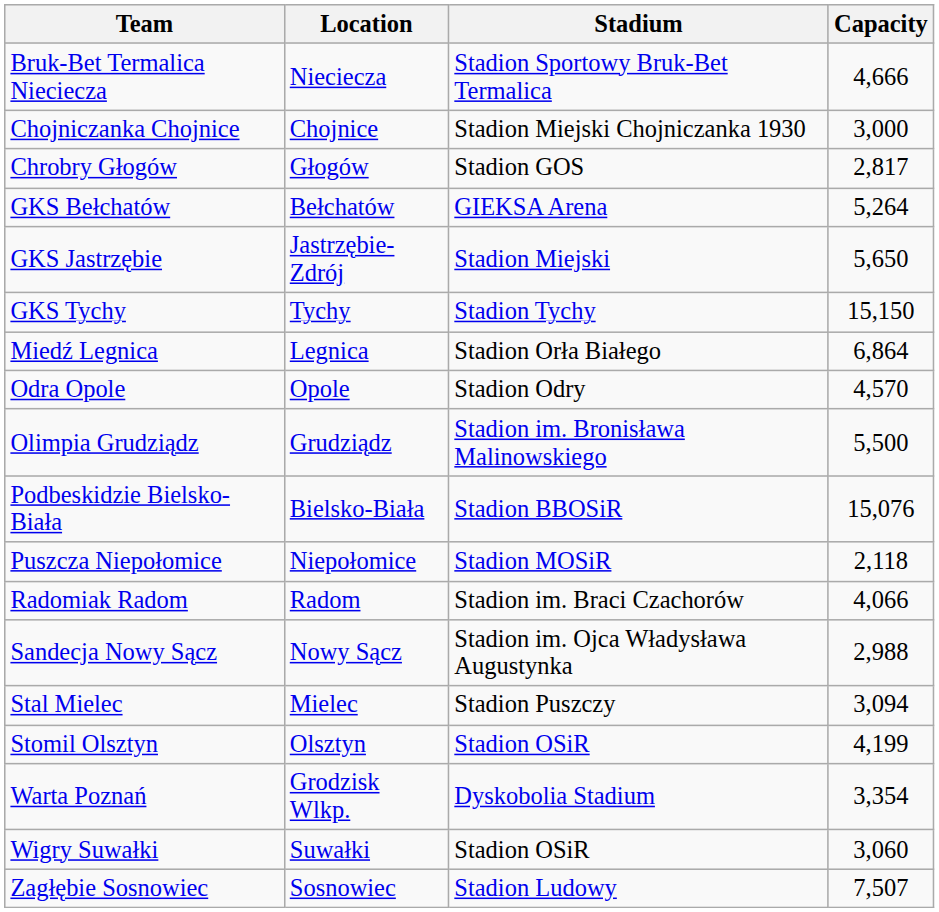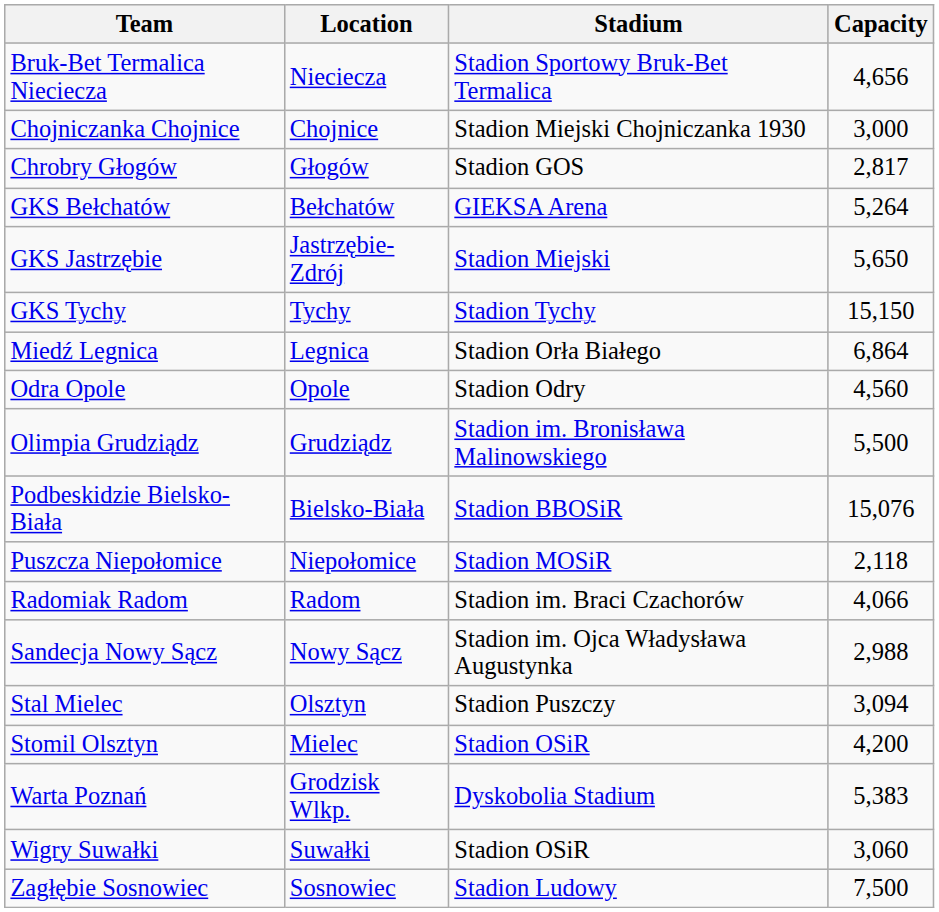(881, 76) 4,666 -> (881, 76) 4,656
(881, 389) 4,570 -> (881, 389) 4,560
(324, 705) Mielec -> (328, 705) Olsztyn
(328, 743) Olsztyn -> (324, 743) Mielec
(881, 743) 4,199 -> (881, 743) 4,200
(881, 796) 3,354 -> (881, 796) 5,383
(881, 887) 7,507 -> (881, 887) 7,500
